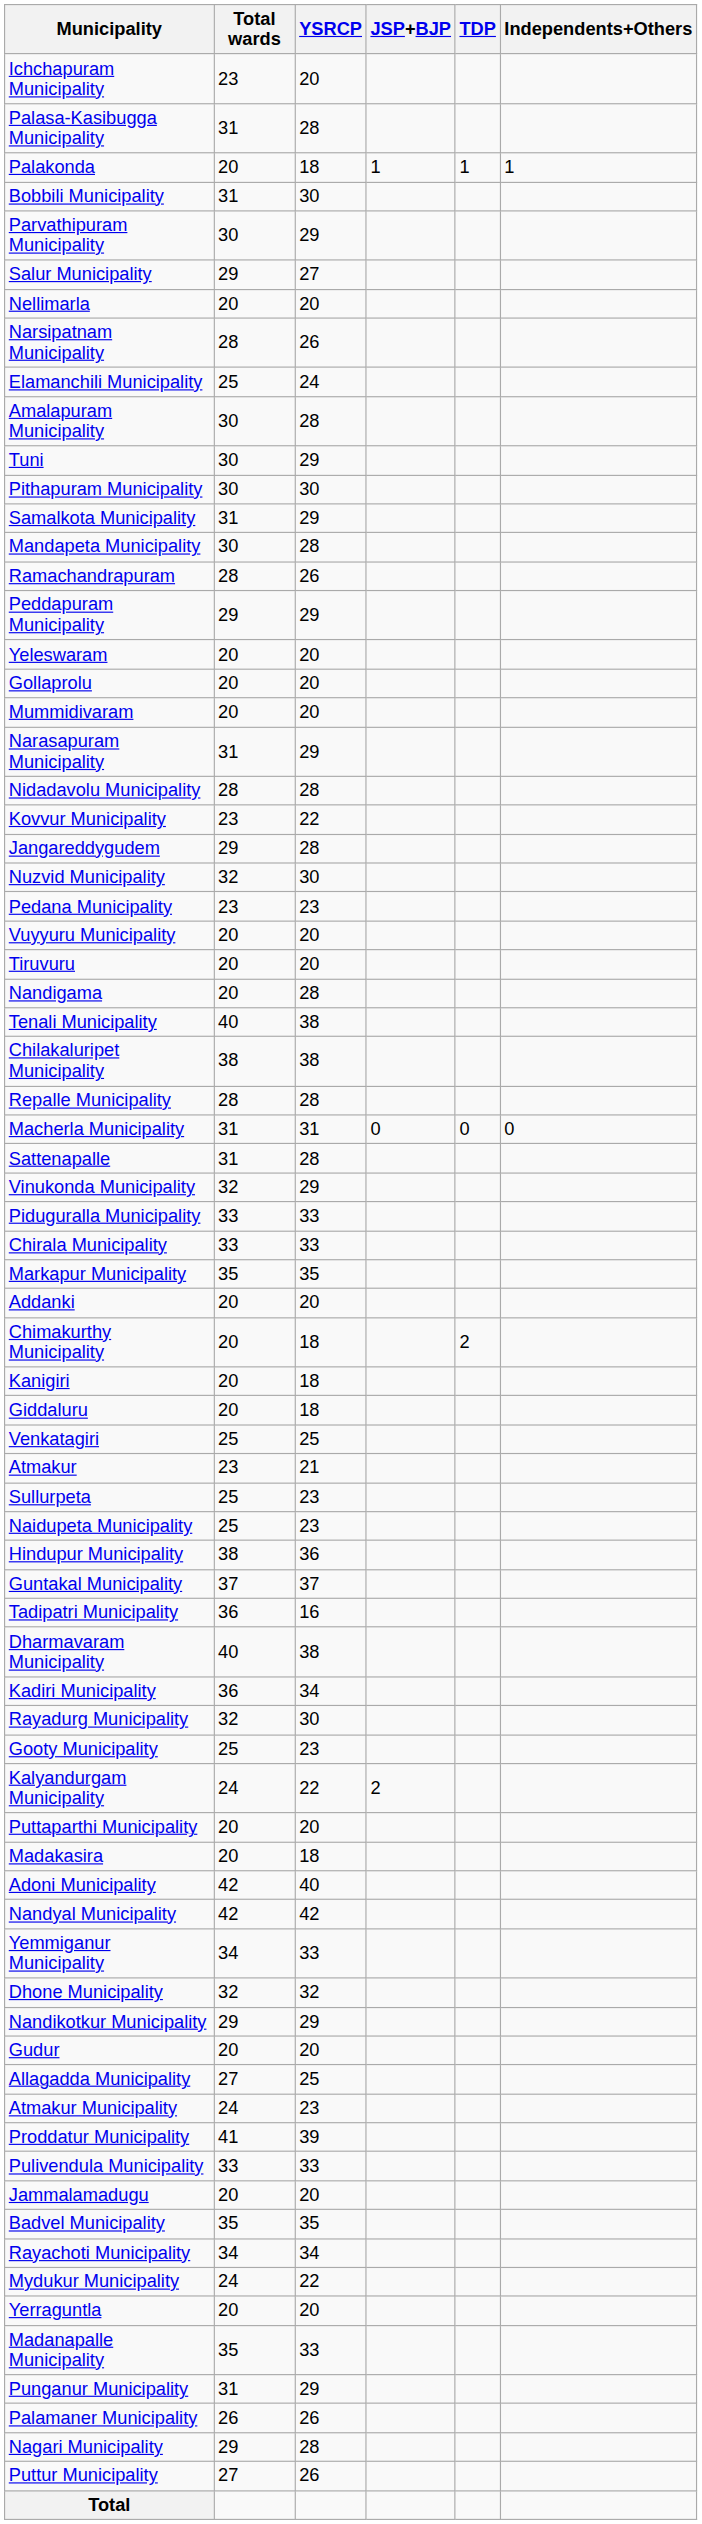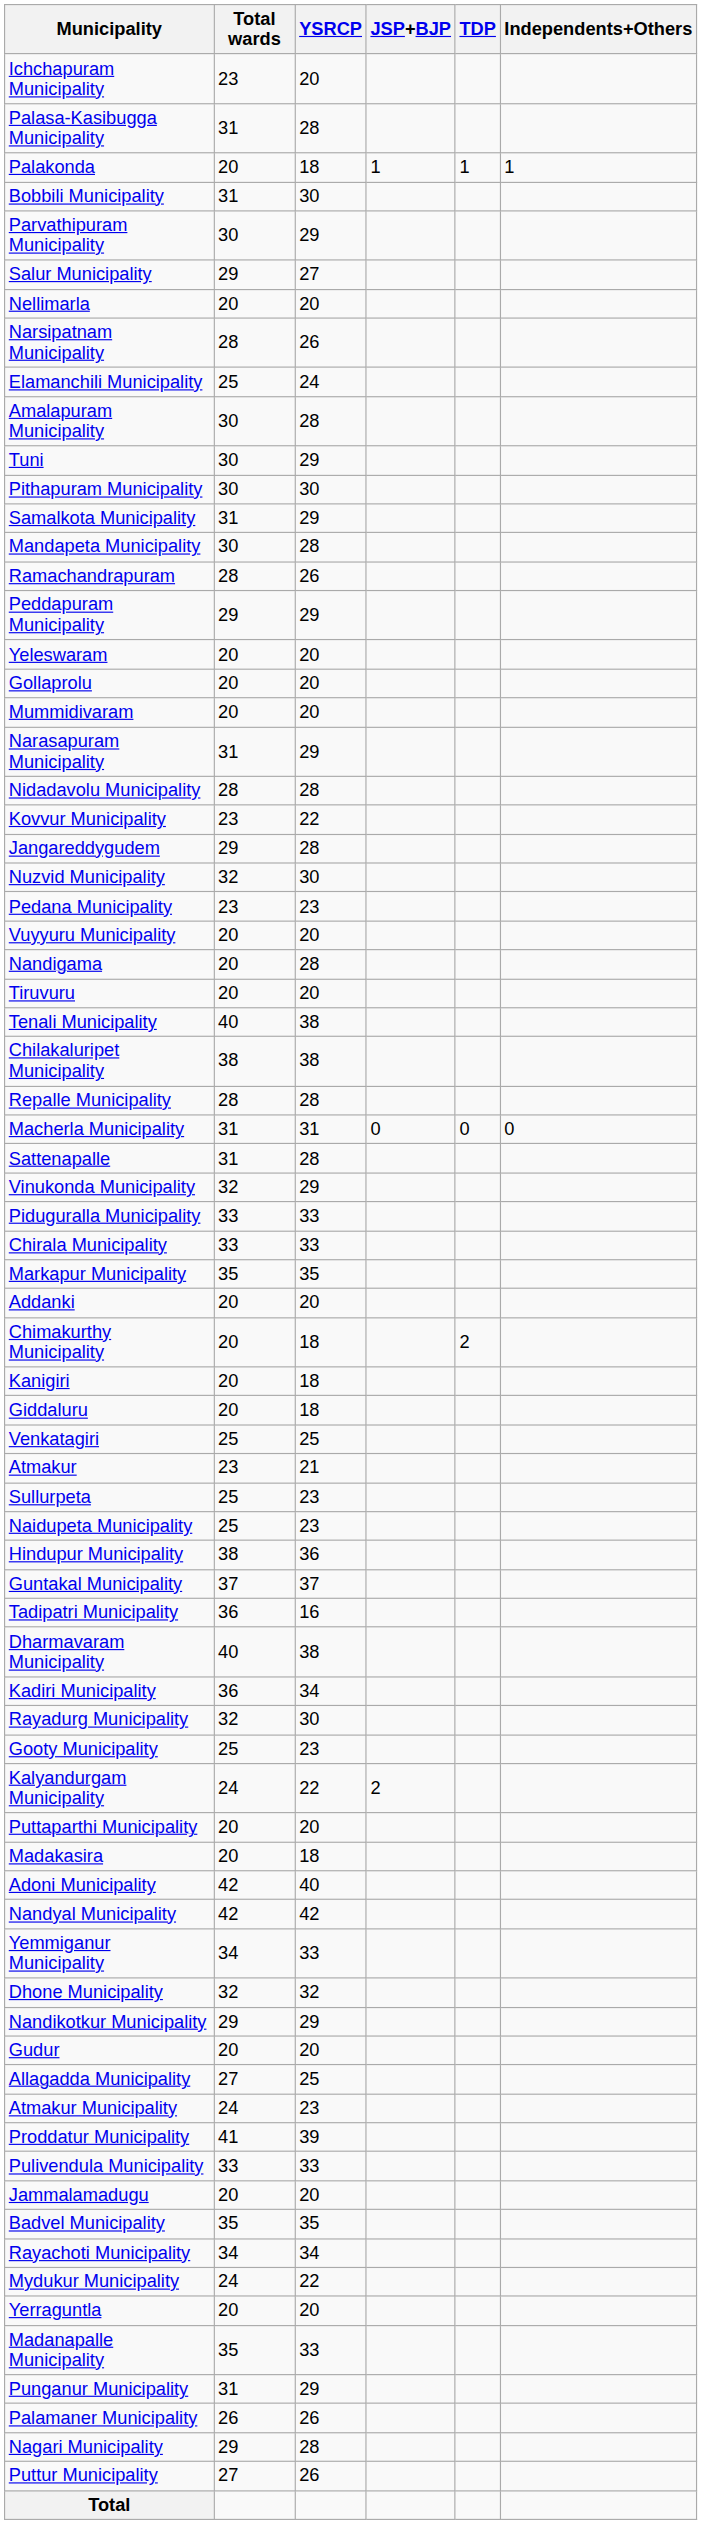rows swapped: (55, 993) <-> (42, 964)
